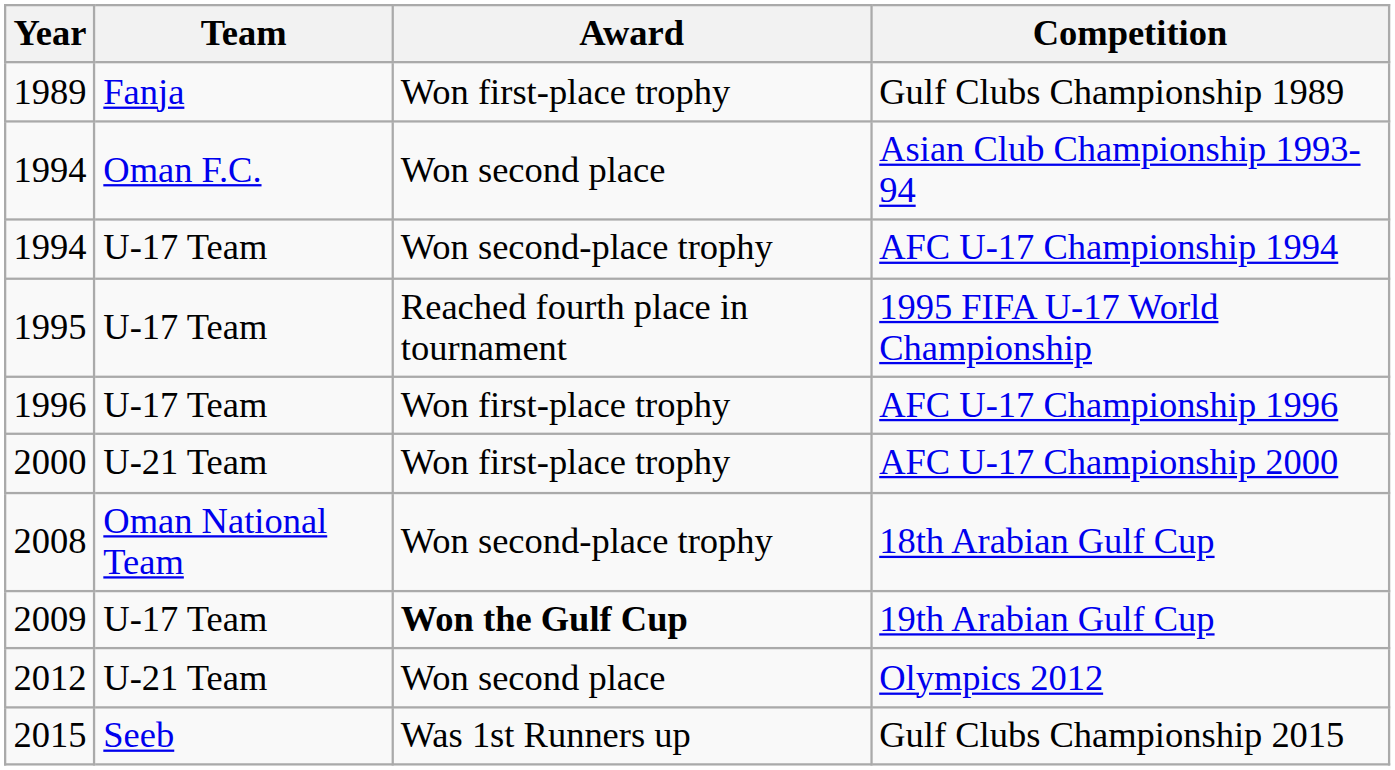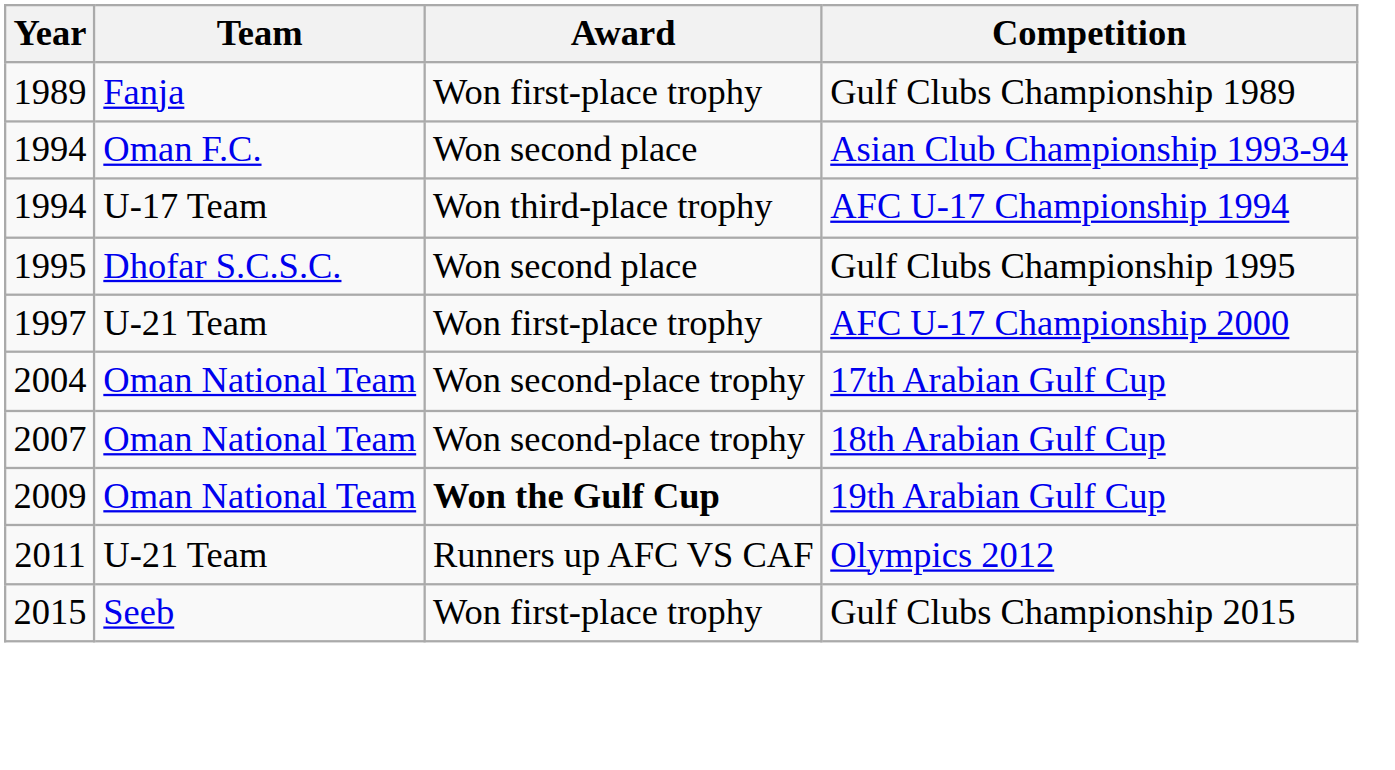(587, 248) Won second-place trophy -> (603, 206) Won third-place trophy
- row: (1049, 326)
+ row: (1063, 264)
- row: (1109, 404)
(50, 462) 2000 -> (50, 322) 1997
+ row: (998, 380)
(50, 541) 2008 -> (50, 438) 2007
(185, 619) U-17 Team -> (260, 496) Oman National Team
(50, 677) 2012 -> (50, 554) 2011
(533, 677) Won second place -> (623, 554) Runners up AFC VS CAF
(546, 735) Was 1st Runners up -> (598, 611) Won first-place trophy
